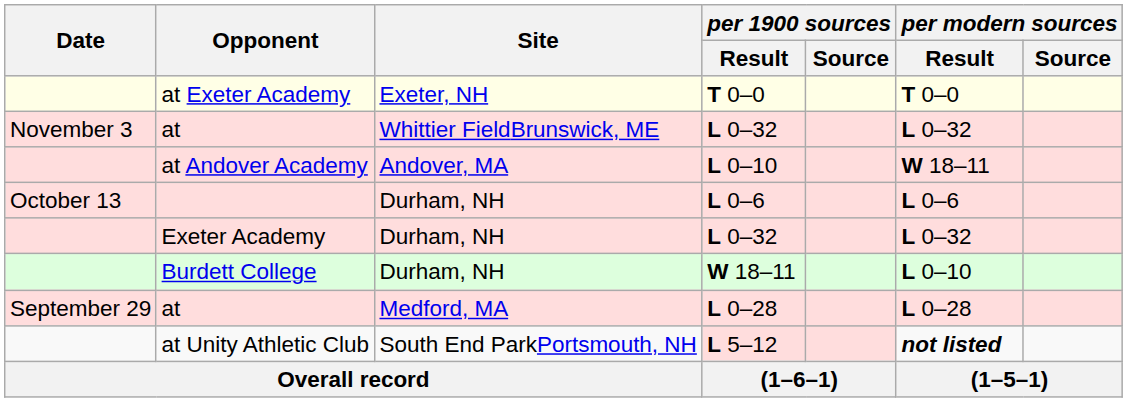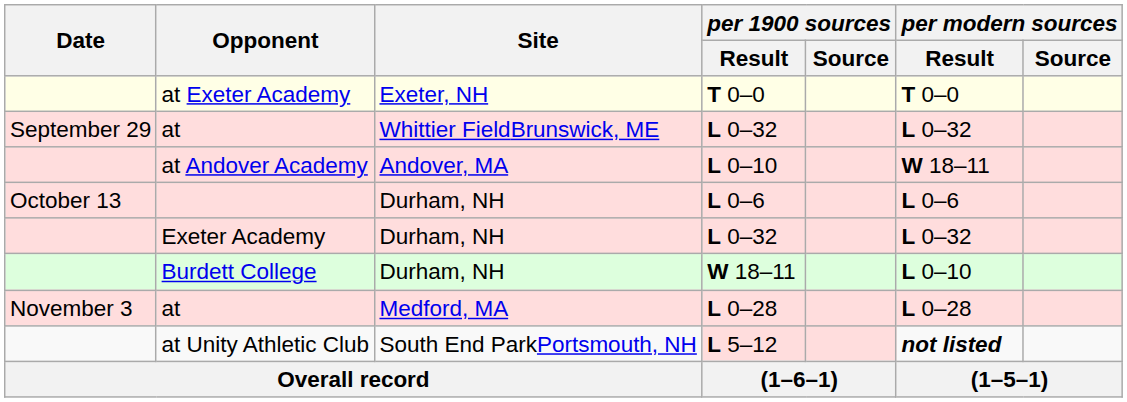(71, 130) November 3 -> (81, 130) September 29
(81, 308) September 29 -> (71, 308) November 3
